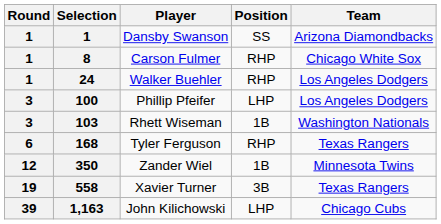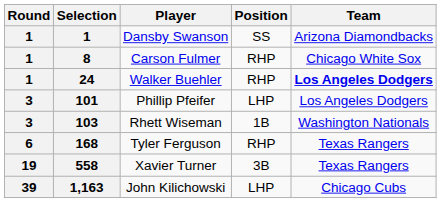(364, 80) normal -> (364, 80) bold
(87, 101) 100 -> (87, 101) 101
- row: (176, 165)
